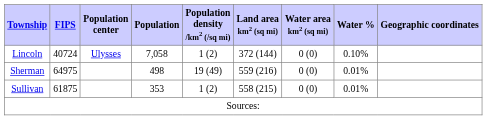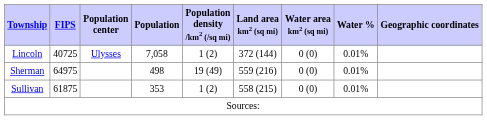(65, 54) 40724 -> (65, 54) 40725
(356, 54) 0.10% -> (356, 54) 0.01%
